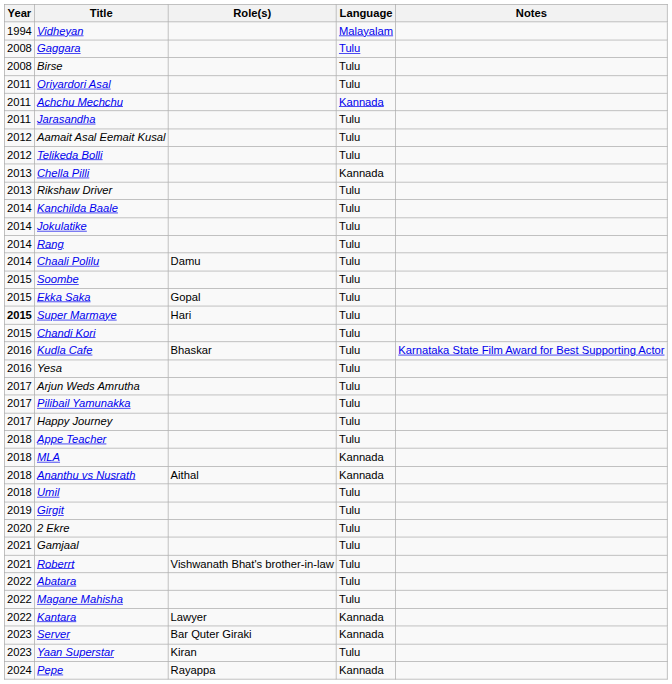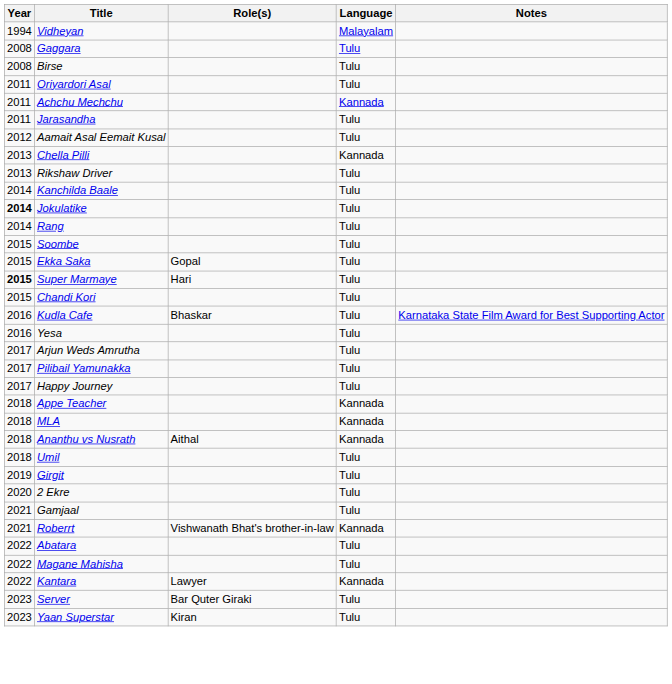- row: (70, 155)
(19, 226) normal -> (19, 208) bold
- row: (68, 262)
(350, 439) Tulu -> (361, 404) Kannada
(350, 564) Tulu -> (361, 528) Kannada
(361, 635) Kannada -> (350, 599) Tulu
- row: (50, 670)
